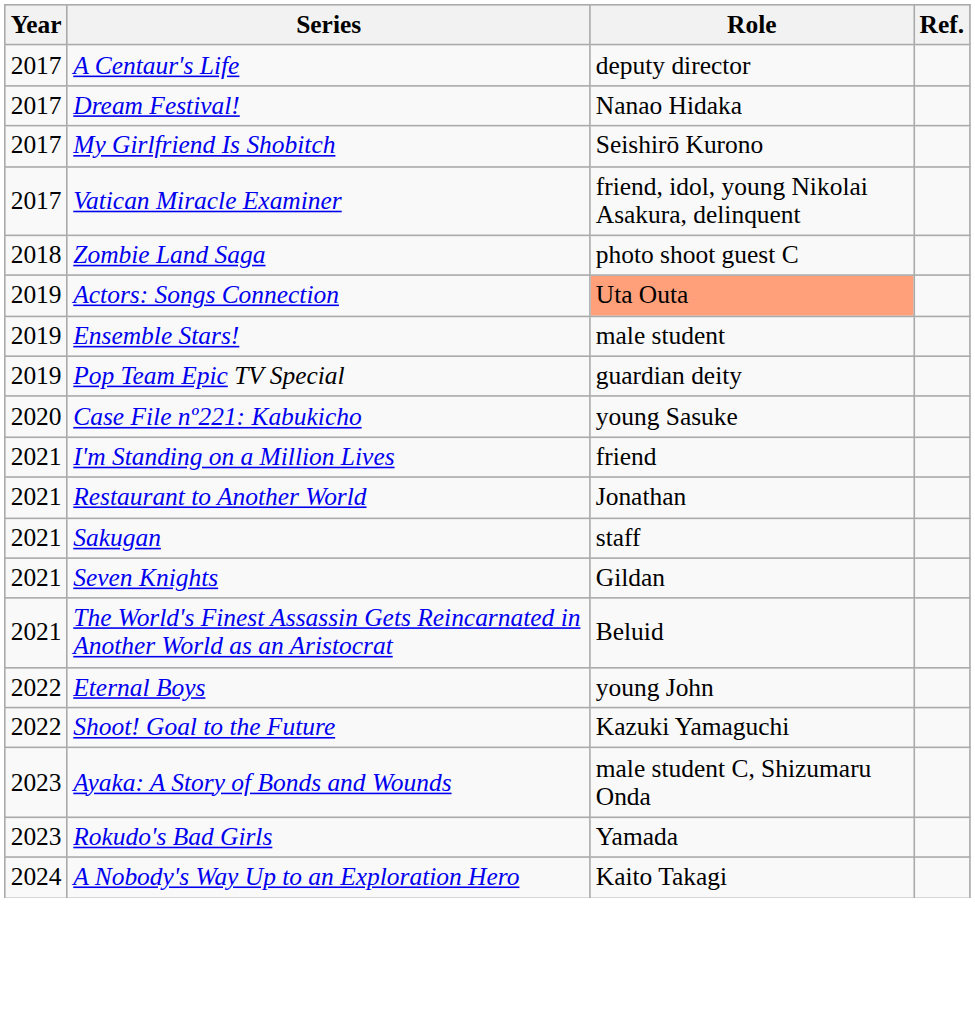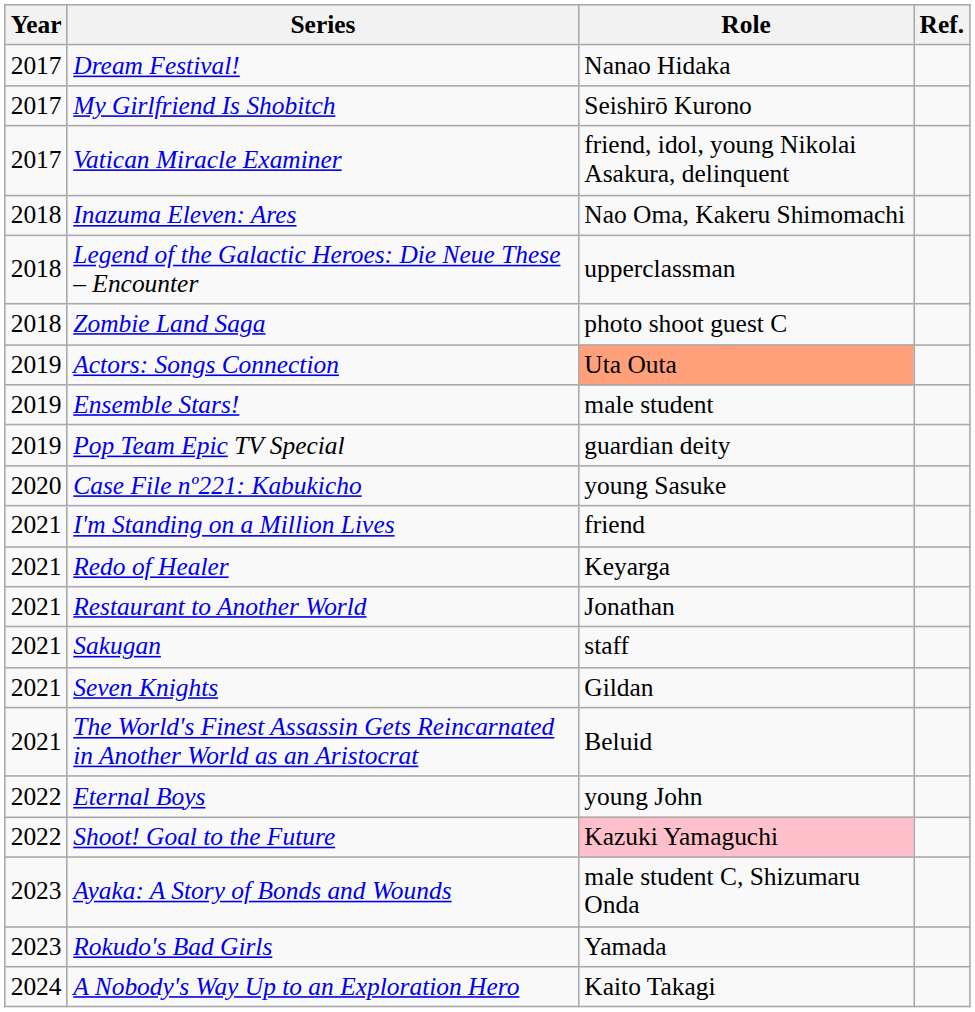- row: (156, 65)
+ row: (185, 214)
+ row: (317, 269)
+ row: (151, 566)
(693, 727) no background -> (681, 836) pink background
